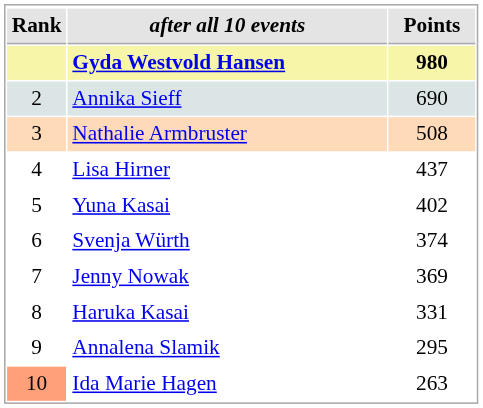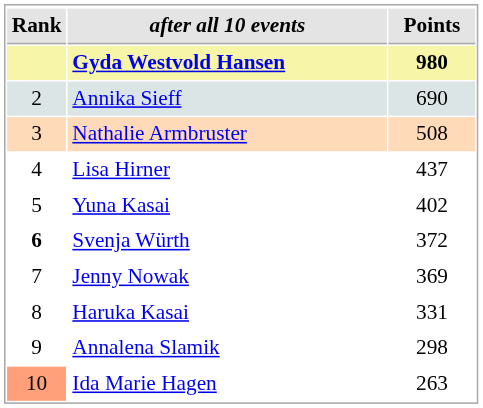(37, 240) normal -> (37, 240) bold
(432, 240) 374 -> (432, 240) 372
(432, 347) 295 -> (432, 347) 298
